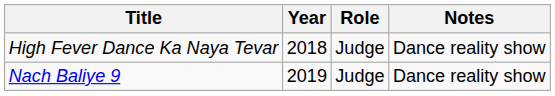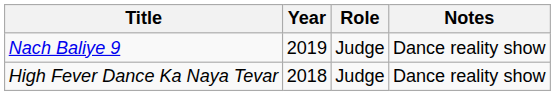rows swapped: (65, 76) <-> (144, 47)
